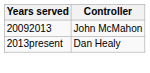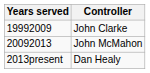+ row: (100, 28)
